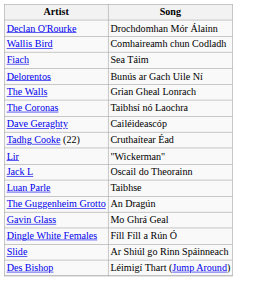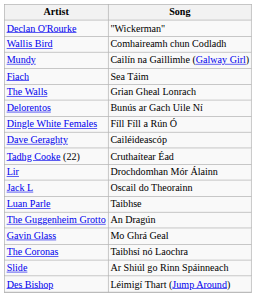(164, 28) Drochdomhan Mór Álainn -> (138, 28) "Wickerman"
+ row: (21, 60)
rows swapped: (29, 76) <-> (27, 92)
rows swapped: (33, 108) <-> (52, 236)
(138, 156) "Wickerman" -> (164, 172) Drochdomhan Mór Álainn
